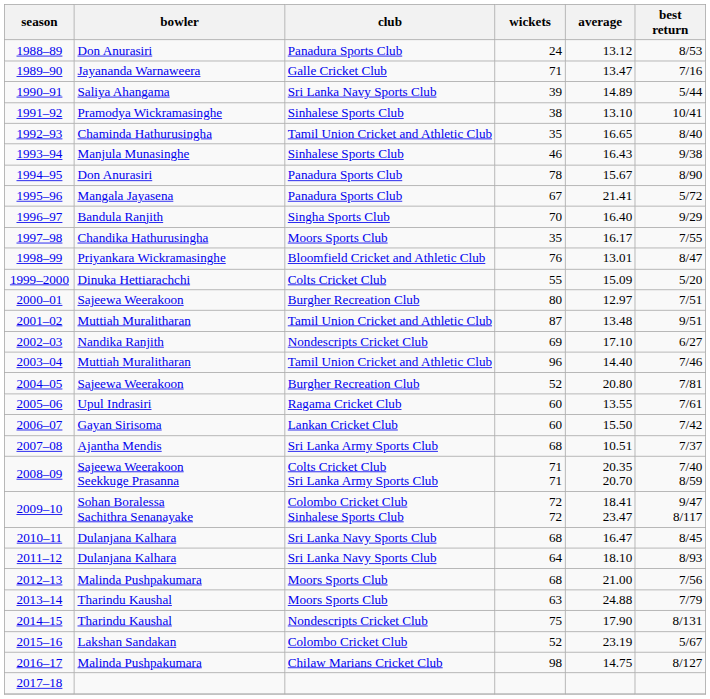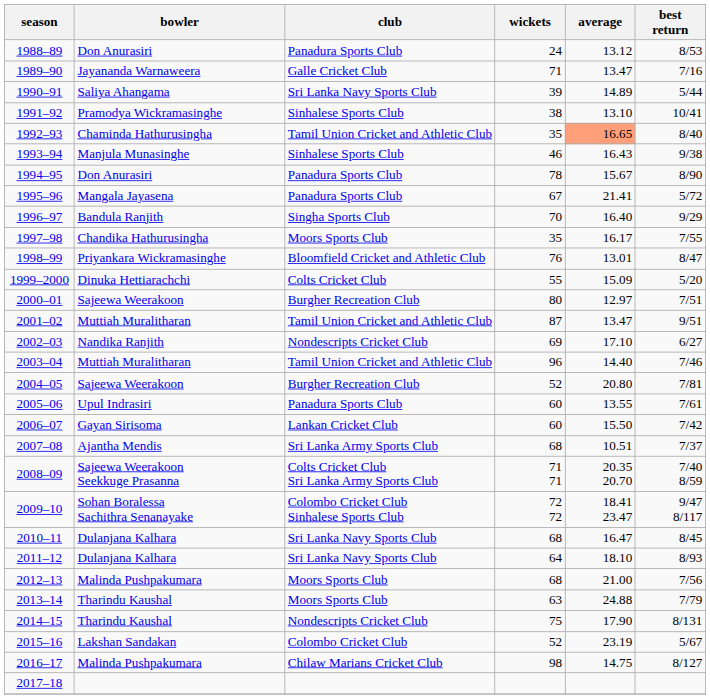(617, 133) no background -> (617, 133) lightsalmon background
(617, 320) 13.48 -> (617, 320) 13.47
(345, 404) Ragama Cricket Club -> (345, 404) Panadura Sports Club
